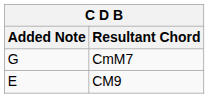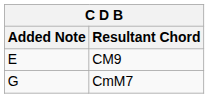rows swapped: (107, 81) <-> (113, 59)
